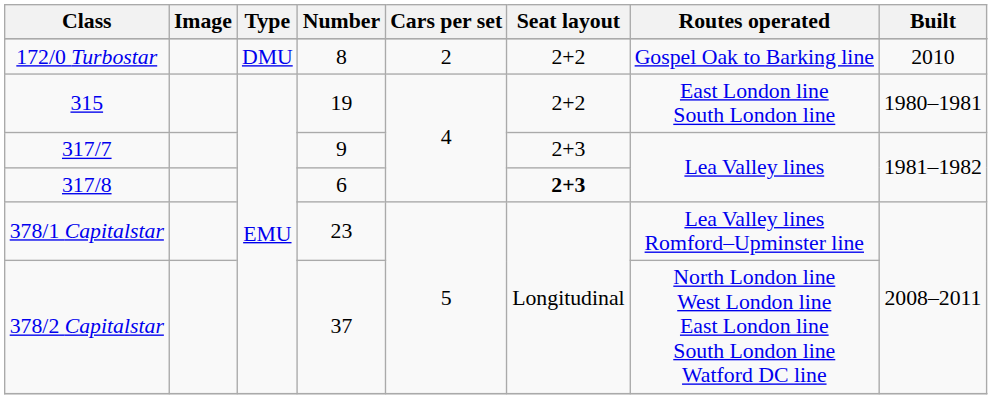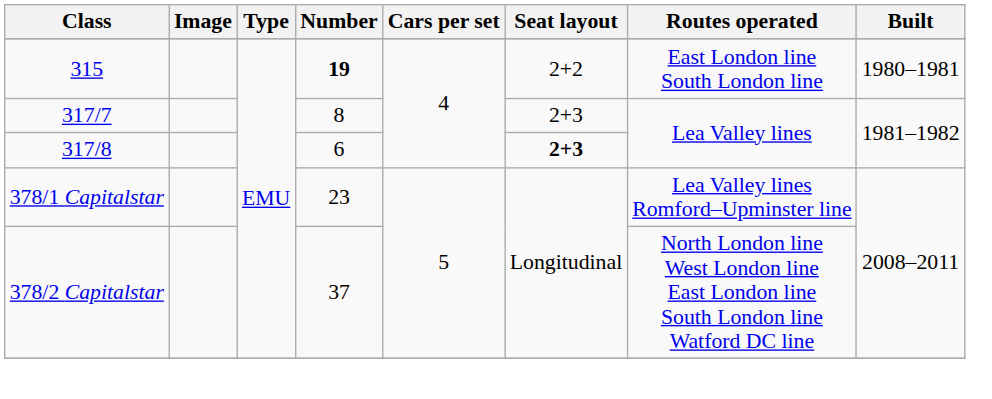- row: (87, 56)
(341, 103) normal -> (339, 68) bold
(341, 149) 9 -> (339, 115) 8
